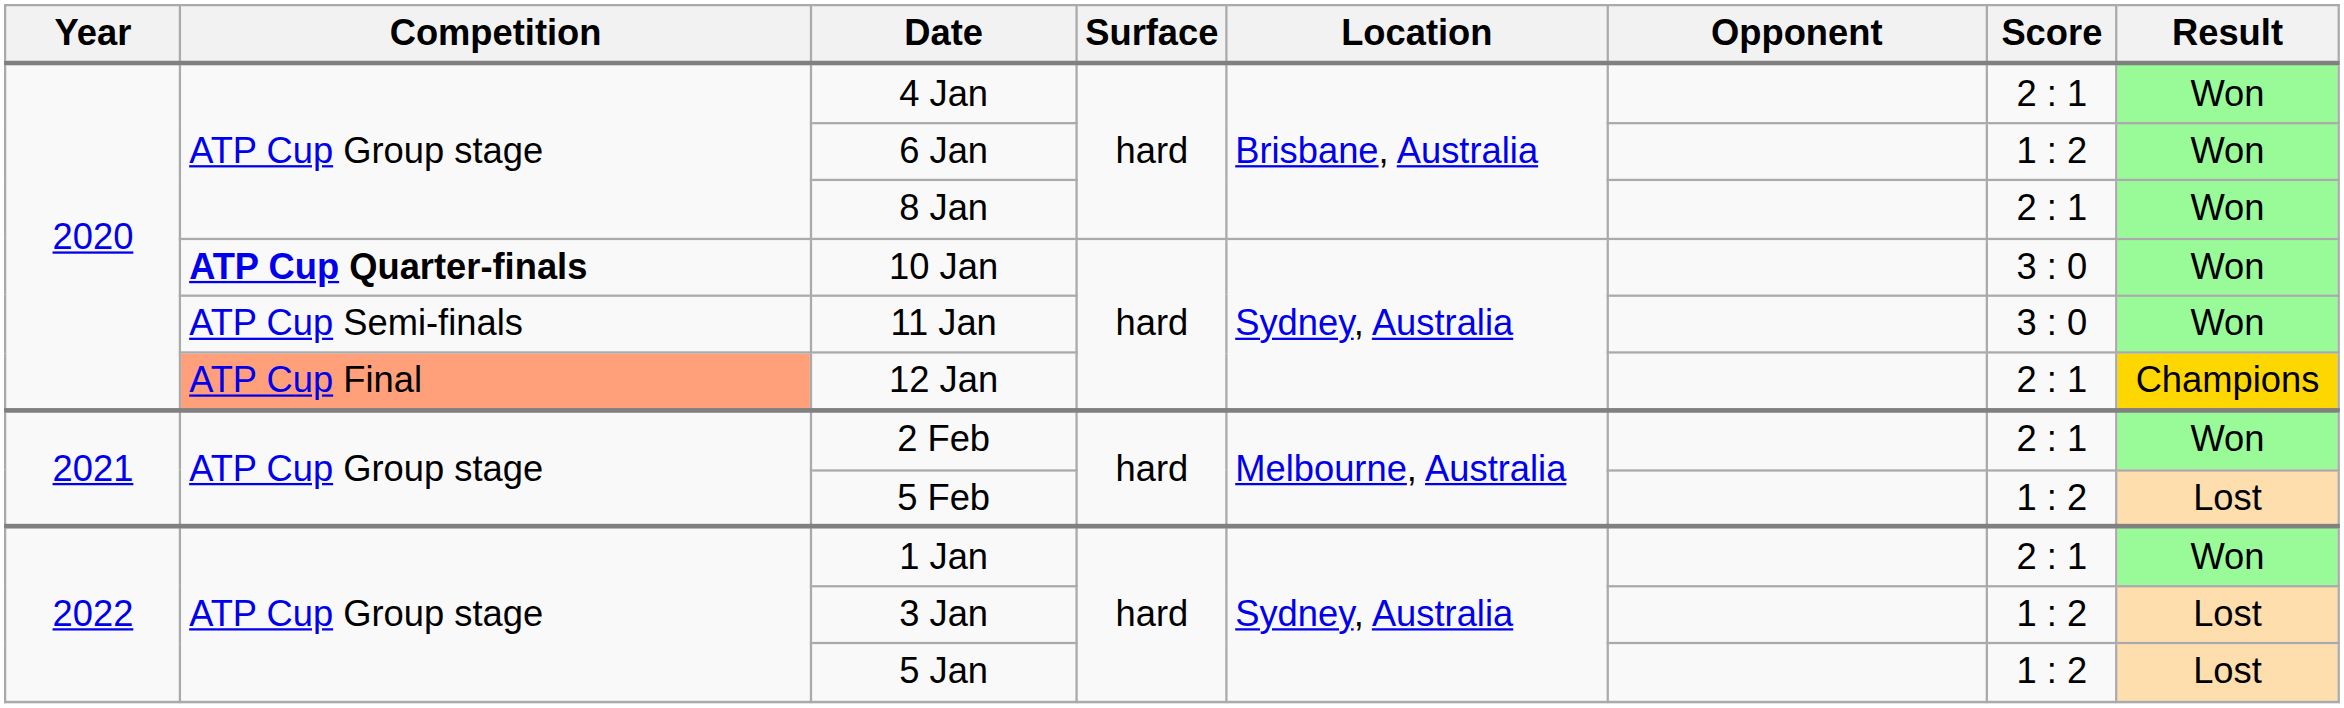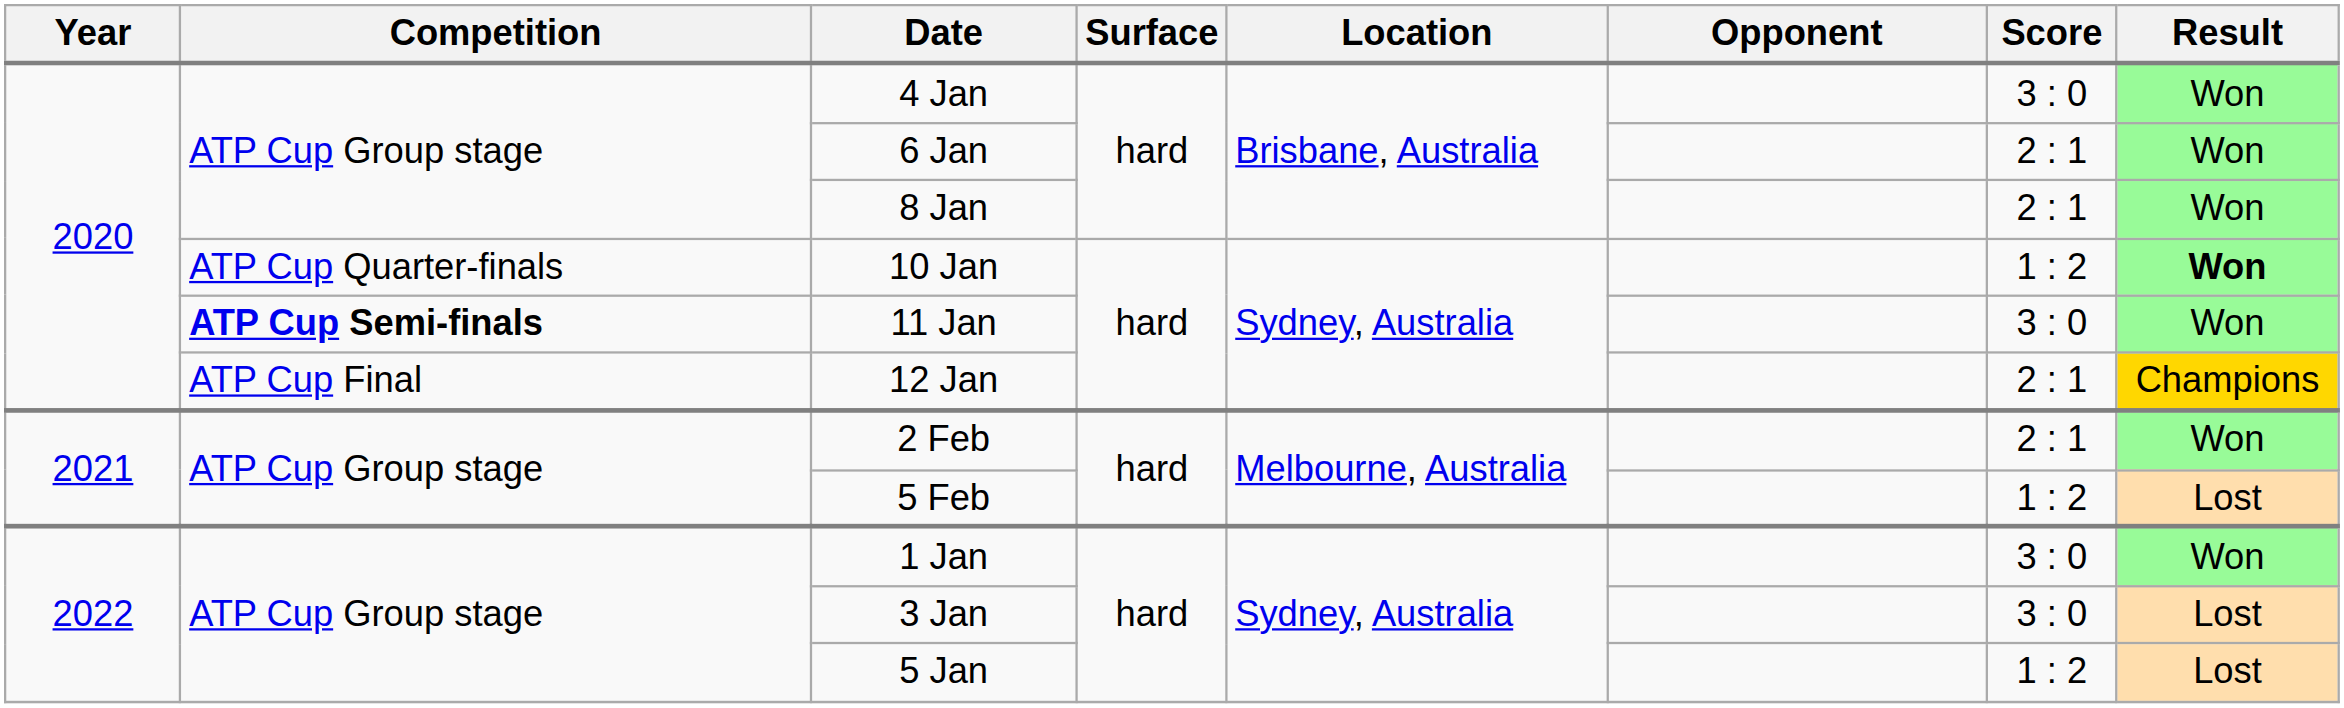(2052, 93) 2 : 1 -> (2052, 93) 3 : 0
(2052, 150) 1 : 2 -> (2052, 150) 2 : 1
(388, 265) bold -> (376, 265) normal
(2052, 265) 3 : 0 -> (2052, 265) 1 : 2
(2227, 265) normal -> (2227, 265) bold
(356, 323) normal -> (366, 323) bold
(306, 381) lightsalmon background -> (306, 381) no background
(2052, 556) 2 : 1 -> (2052, 556) 3 : 0
(2052, 613) 1 : 2 -> (2052, 613) 3 : 0
